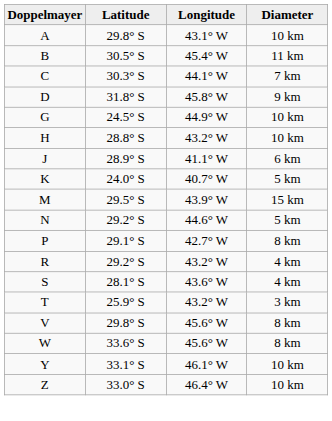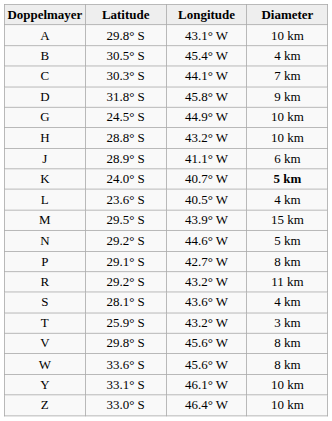(287, 55) 11 km -> (287, 55) 4 km
(287, 179) normal -> (287, 179) bold
+ row: (45, 199)
(287, 261) 4 km -> (287, 281) 11 km
